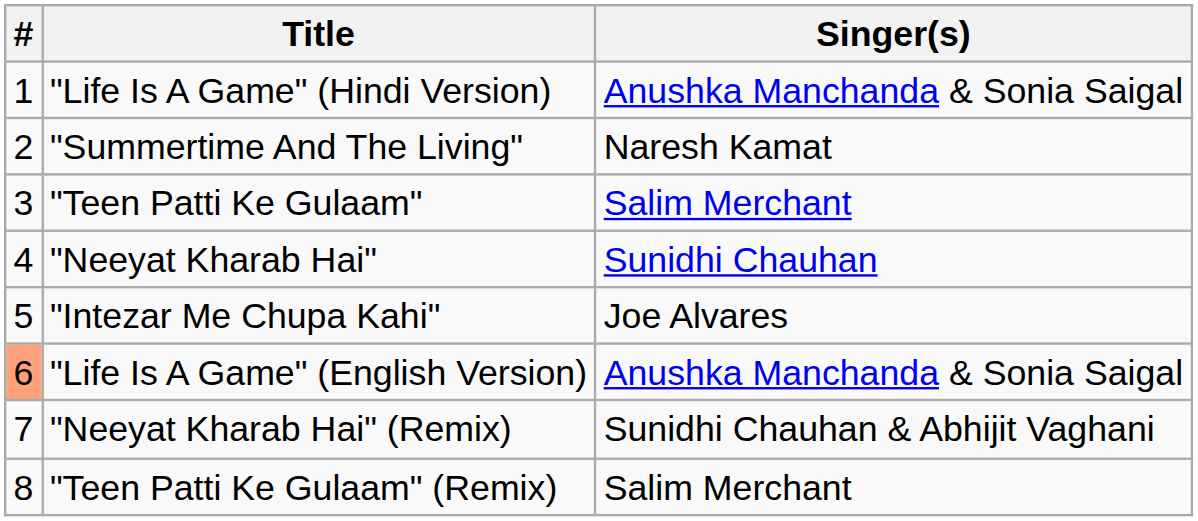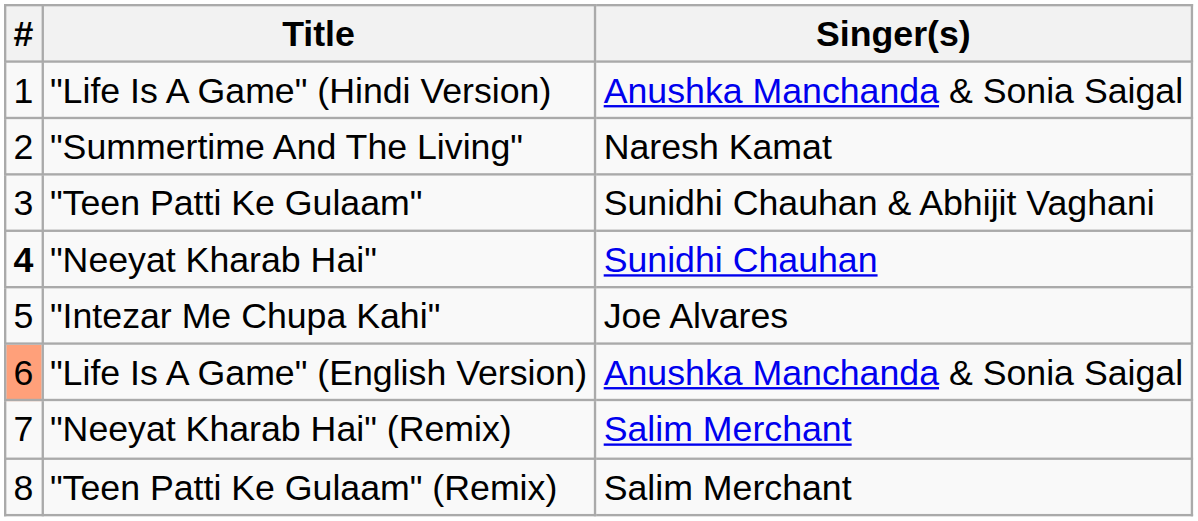(728, 203) Salim Merchant -> (879, 203) Sunidhi Chauhan & Abhijit Vaghani
(23, 260) normal -> (23, 260) bold
(879, 429) Sunidhi Chauhan & Abhijit Vaghani -> (728, 429) Salim Merchant
